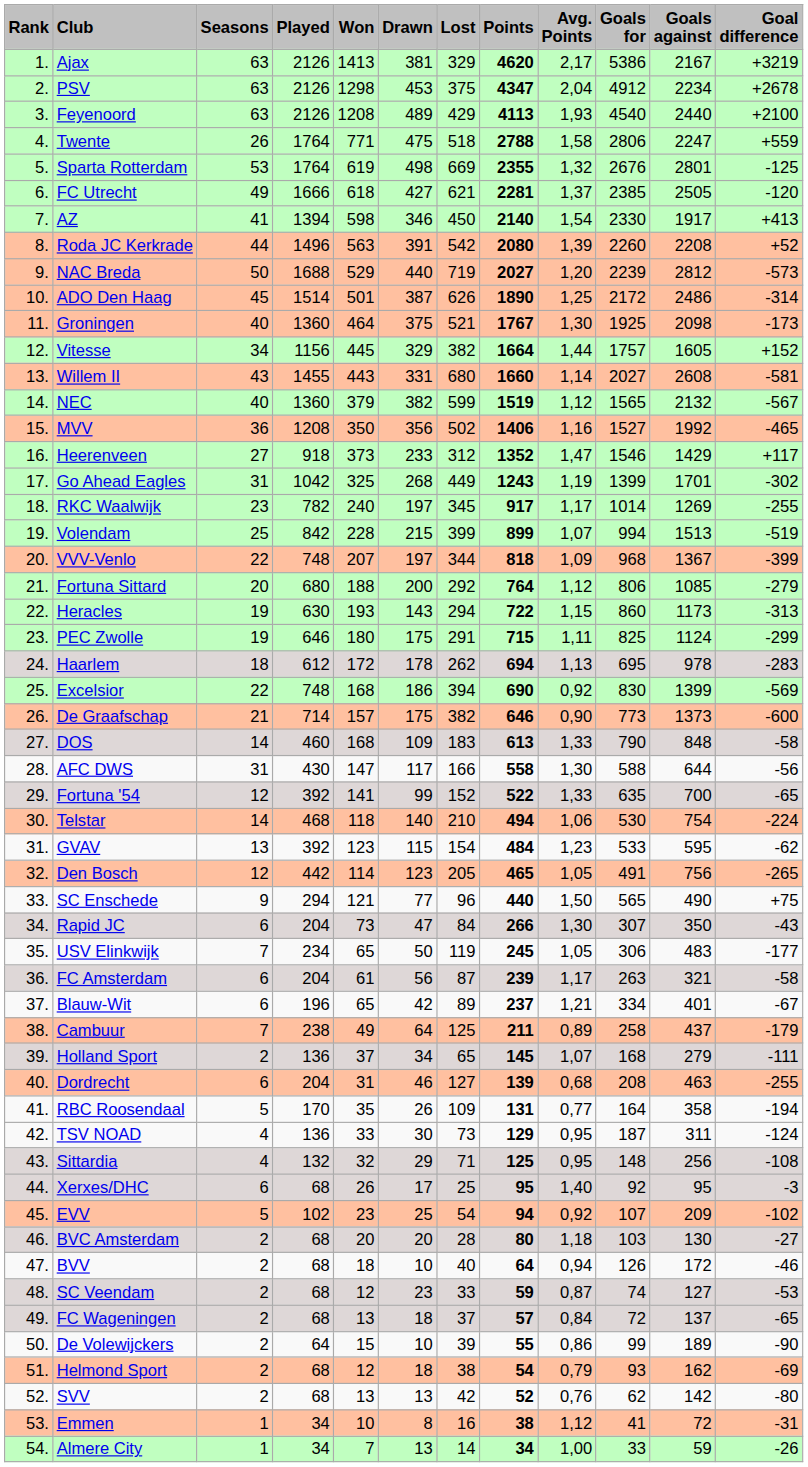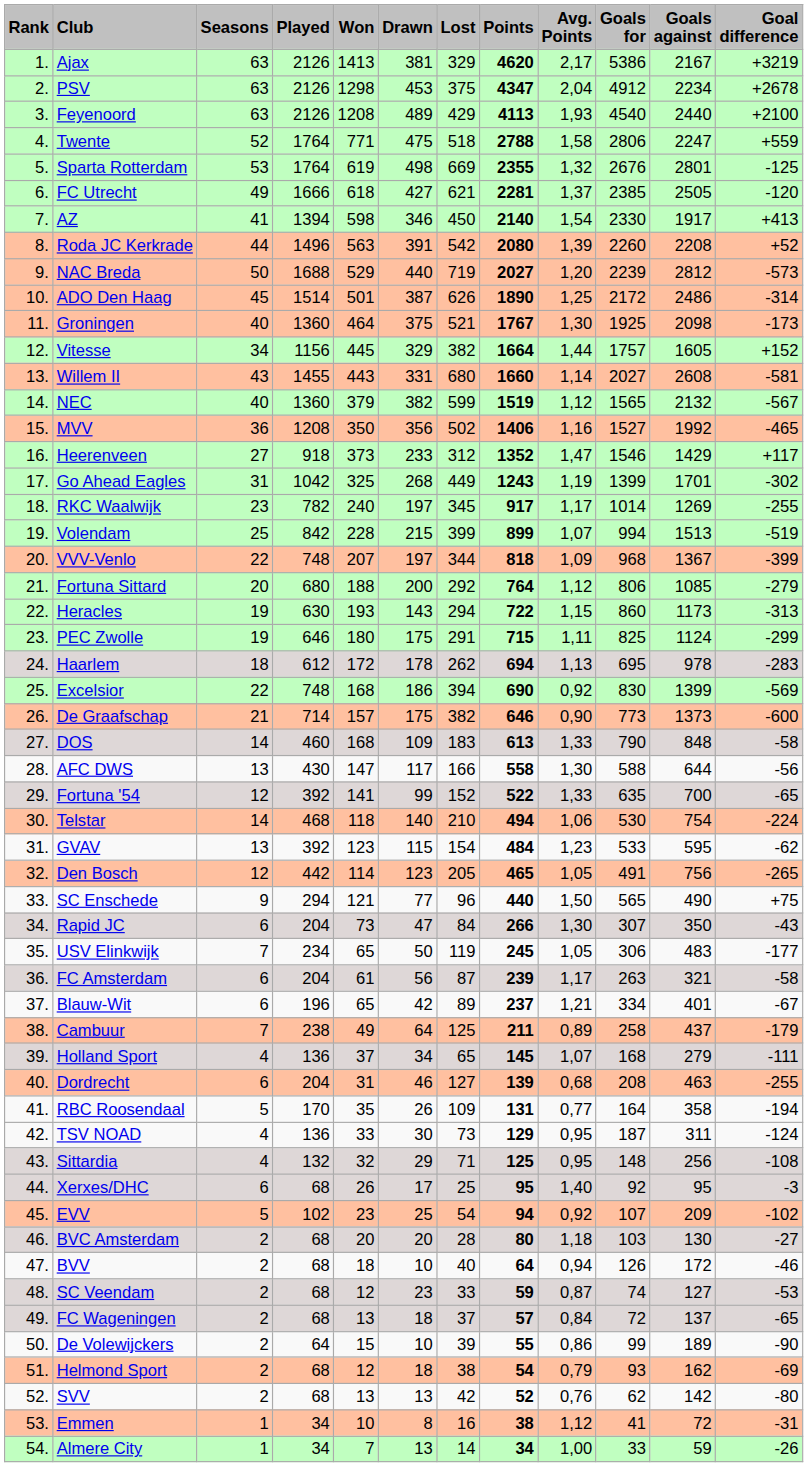(259, 141) 26 -> (259, 141) 52
(259, 769) 31 -> (259, 769) 13
(264, 1057) 2 -> (264, 1057) 4
